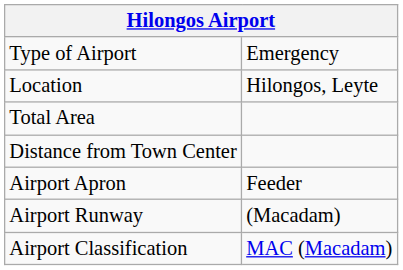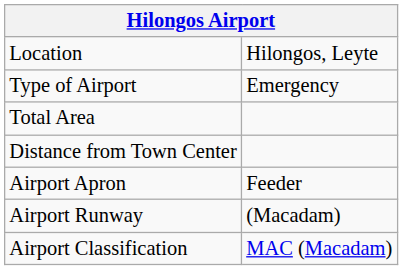rows swapped: (73, 53) <-> (46, 85)
